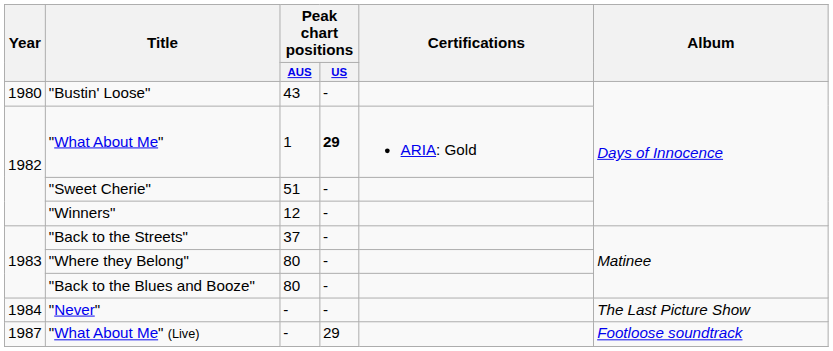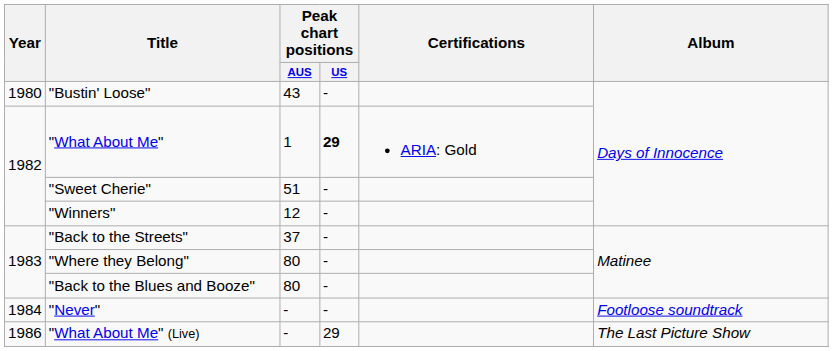(674, 309) The Last Picture Show -> (670, 309) Footloose soundtrack
(25, 334) 1987 -> (25, 334) 1986
(670, 334) Footloose soundtrack -> (674, 334) The Last Picture Show
